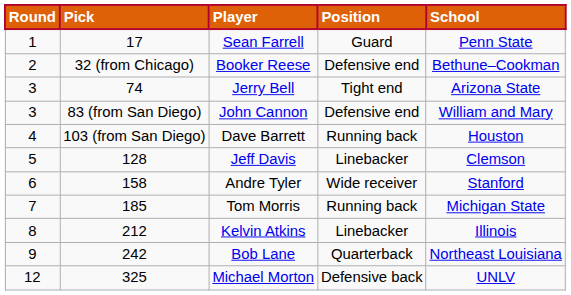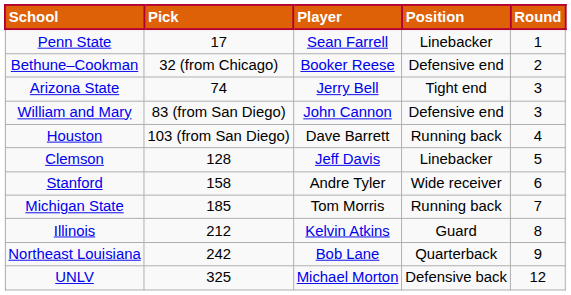columns swapped: (32, 17) <-> (455, 17)
(372, 41) Guard -> (456, 41) Linebacker
(372, 230) Linebacker -> (456, 230) Guard
